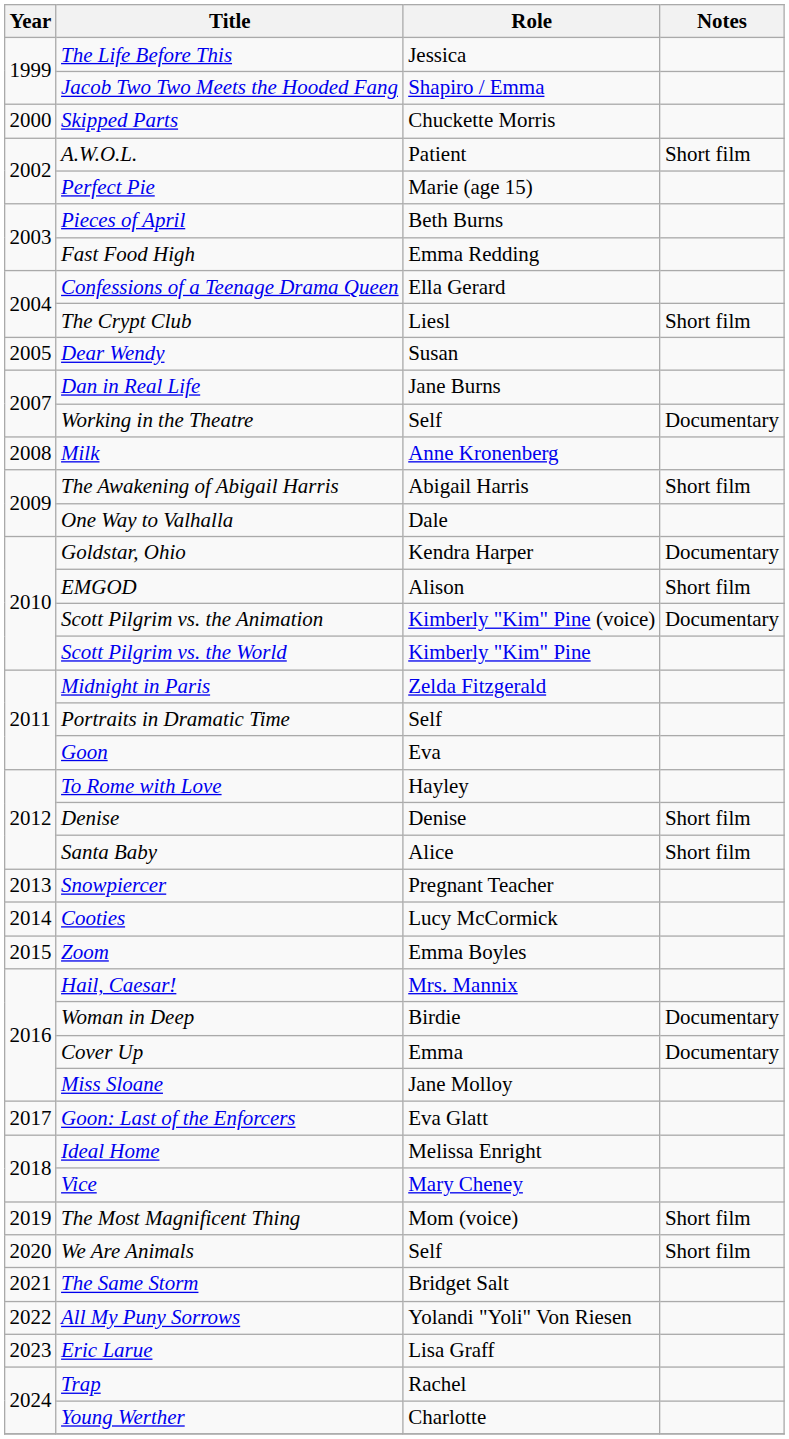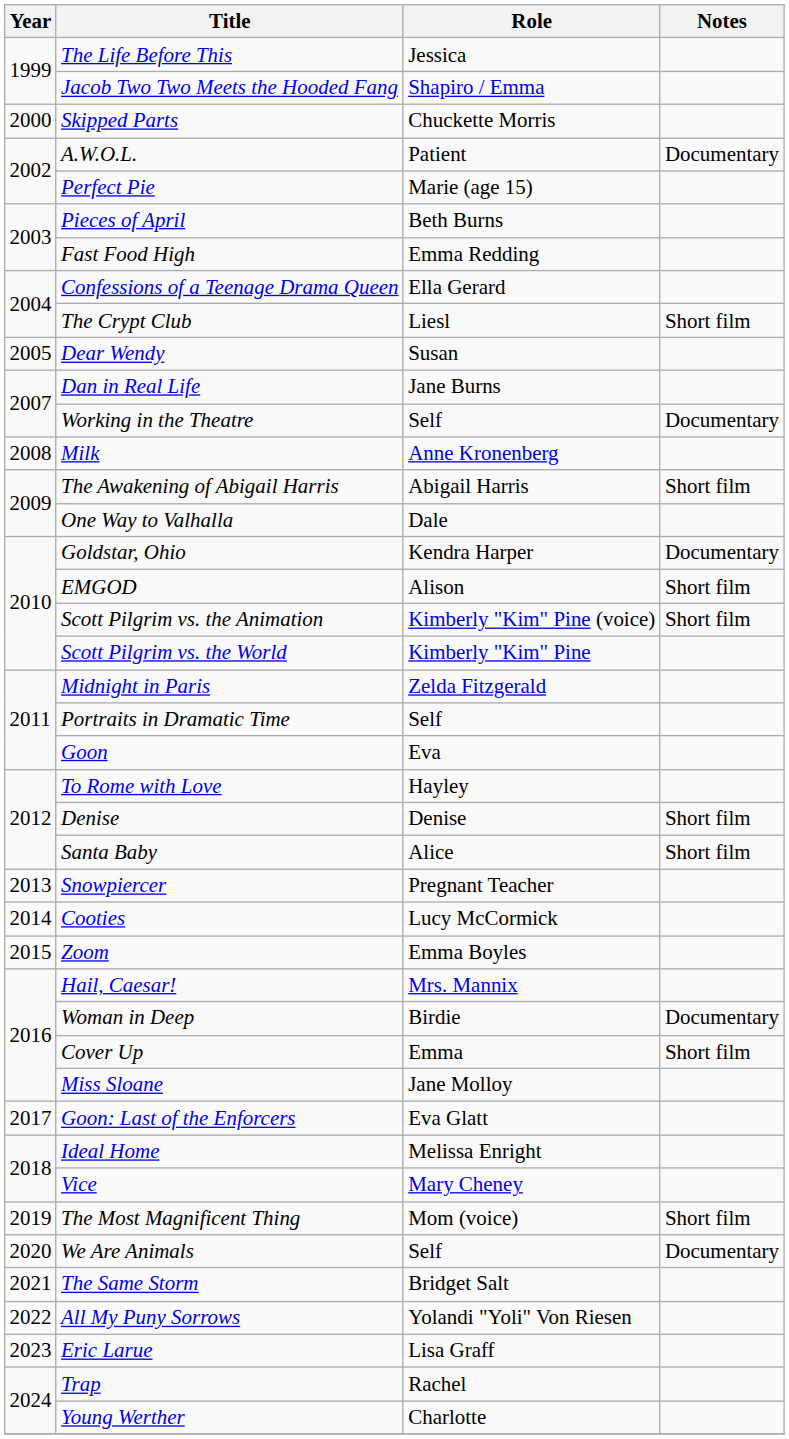(708, 154) Short film -> (722, 154) Documentary
(722, 619) Documentary -> (708, 619) Short film
(722, 1051) Documentary -> (708, 1051) Short film
(708, 1251) Short film -> (722, 1251) Documentary
